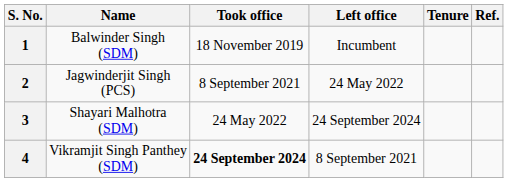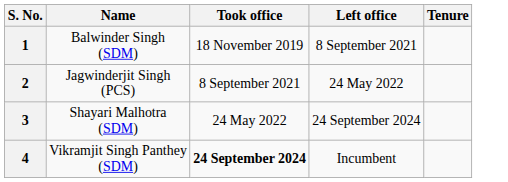- column: (487, 15)
(366, 45) Incumbent -> (366, 45) 8 September 2021
(366, 158) 8 September 2021 -> (366, 158) Incumbent
